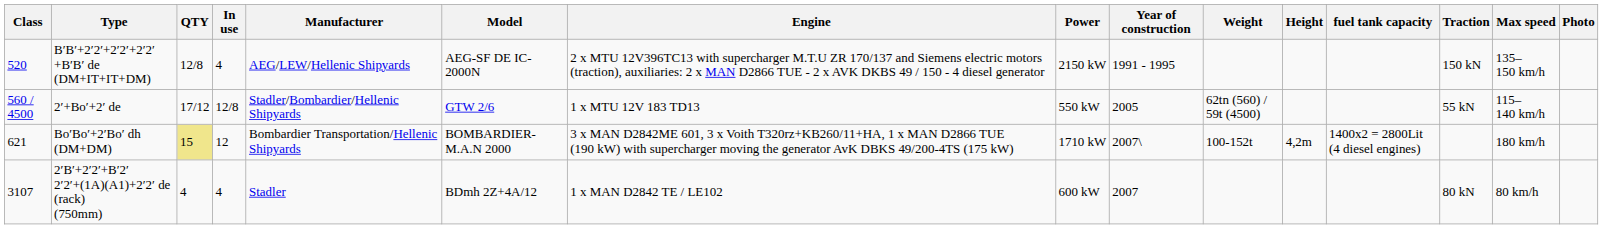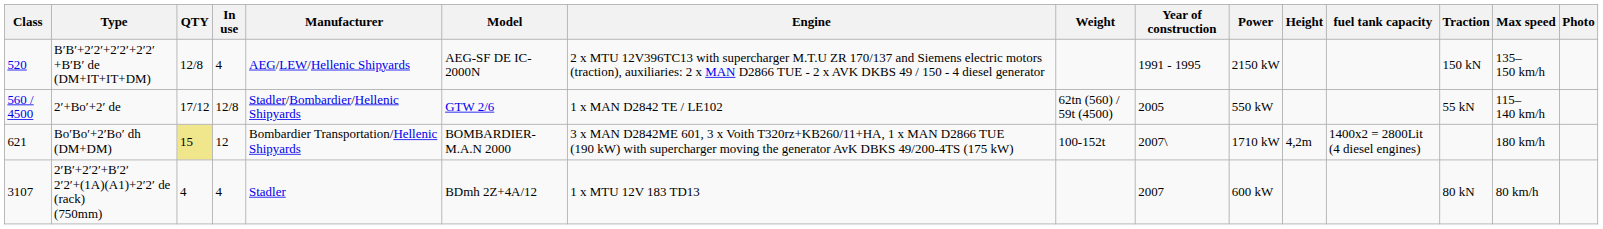columns swapped: (1082, 22) <-> (1243, 22)
(635, 106) 1 x MTU 12V 183 TD13 -> (646, 106) 1 x MAN D2842 TE / LE102
(646, 191) 1 x MAN D2842 TE / LE102 -> (635, 191) 1 x MTU 12V 183 TD13
